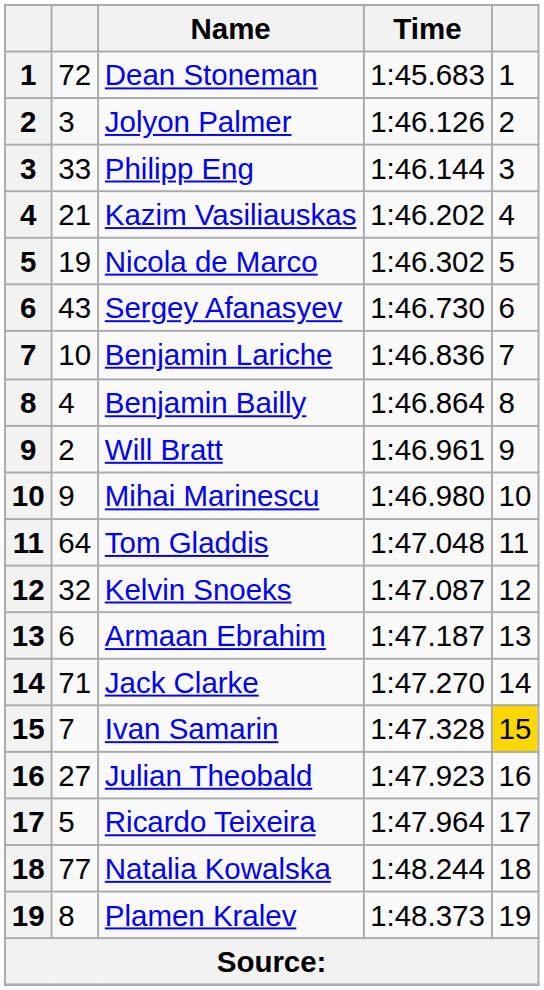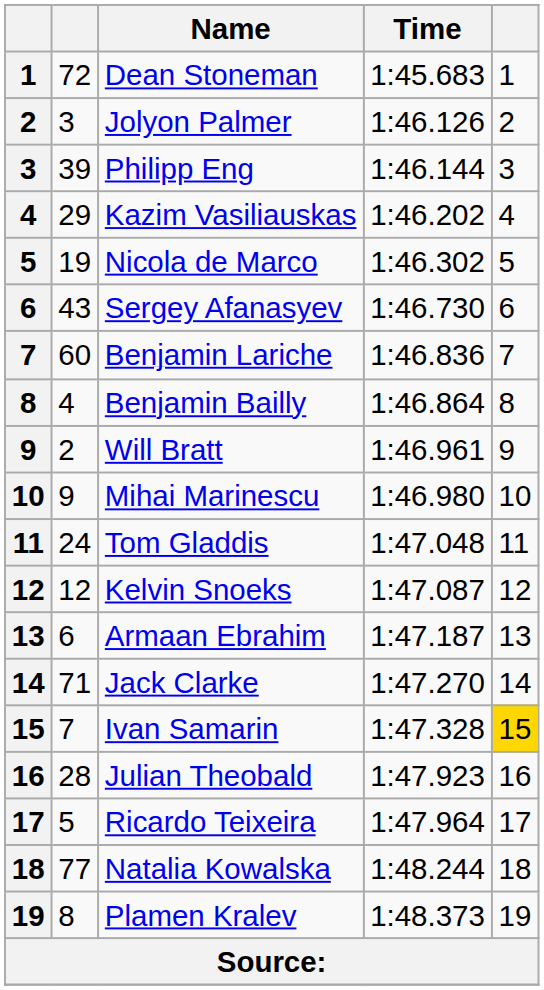(75, 169) 33 -> (75, 169) 39
(75, 215) 21 -> (75, 215) 29
(75, 355) 10 -> (75, 355) 60
(75, 542) 64 -> (75, 542) 24
(75, 589) 32 -> (75, 589) 12
(75, 775) 27 -> (75, 775) 28
